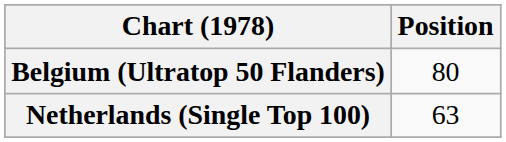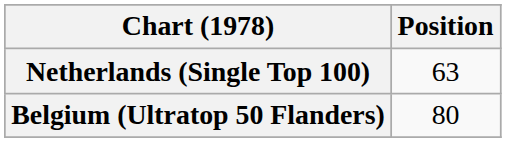rows swapped: (198, 70) <-> (198, 114)
